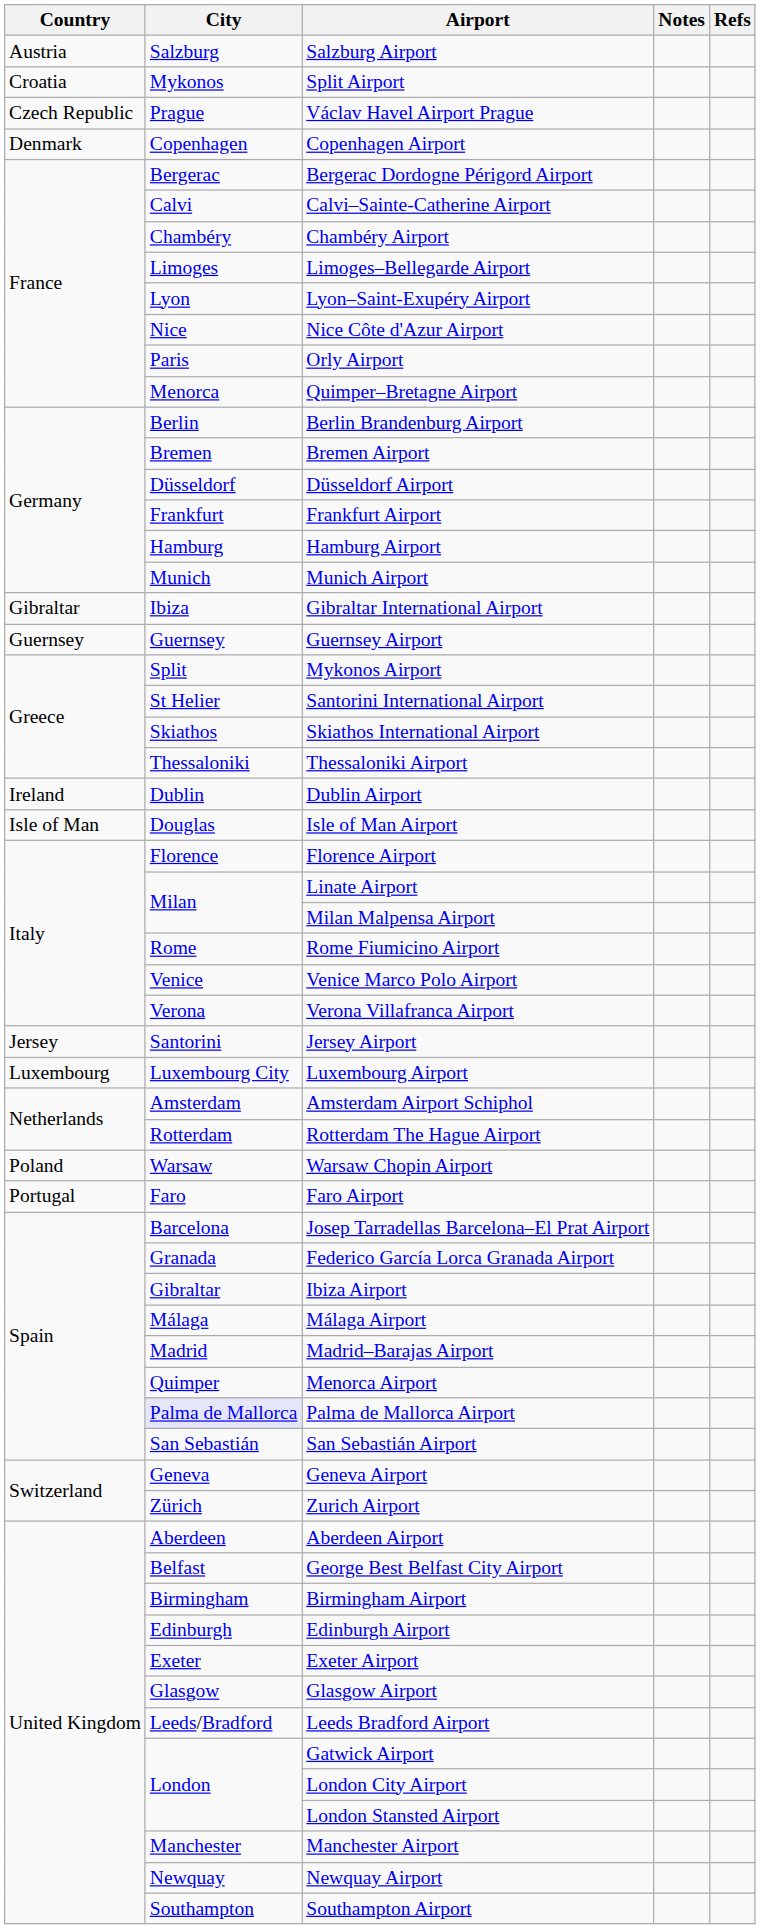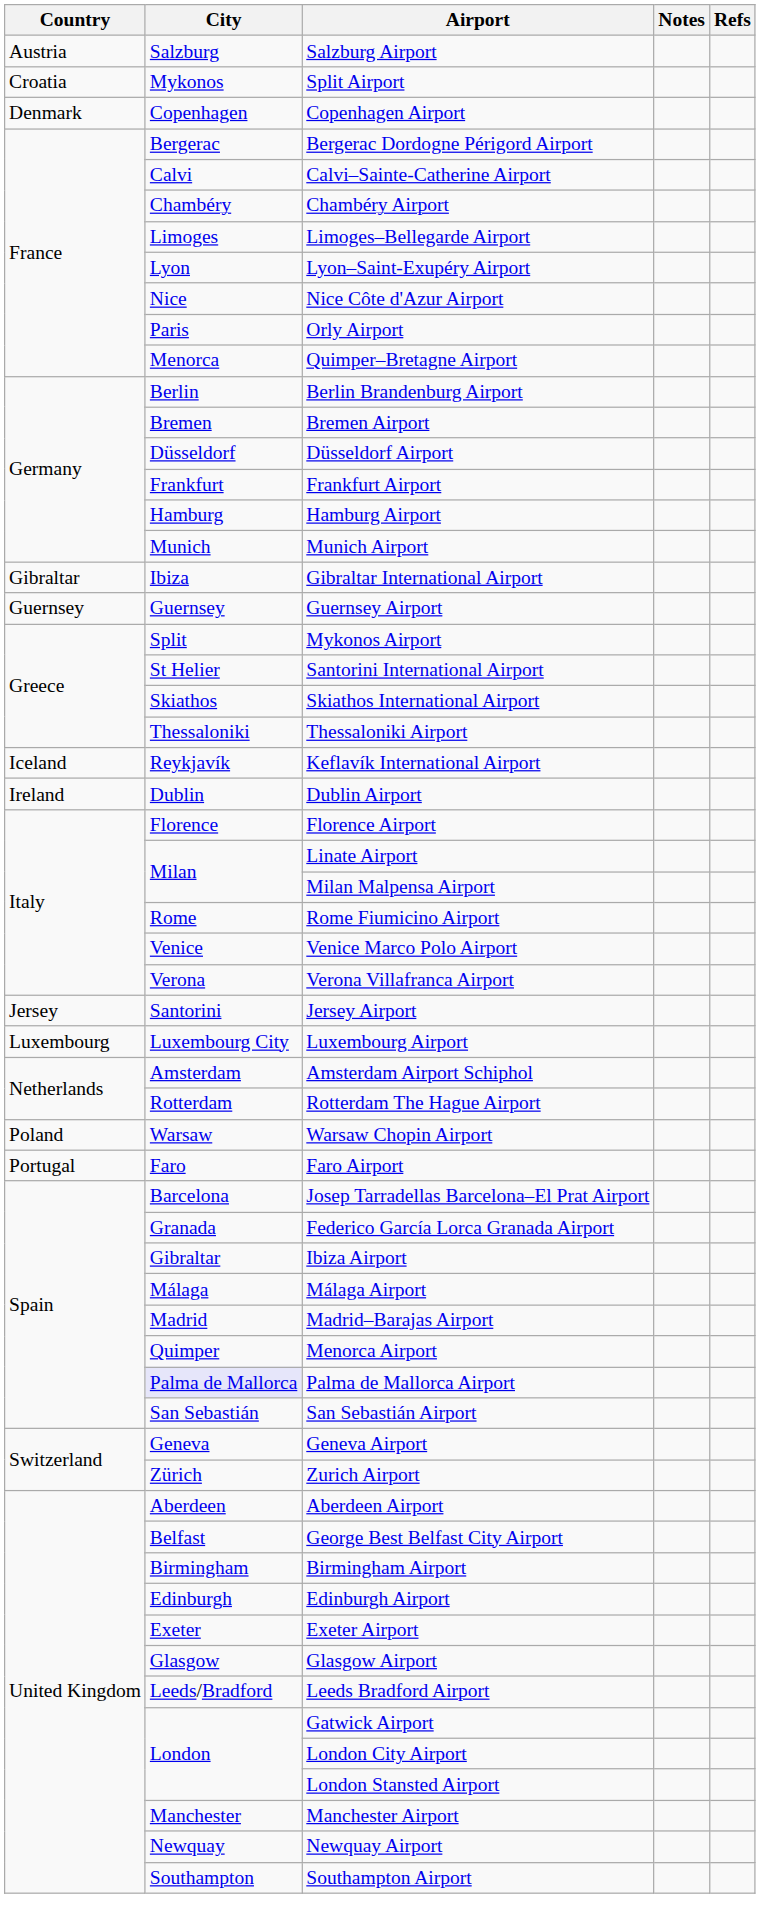- row: (420, 112)
+ row: (423, 762)
- row: (382, 824)
